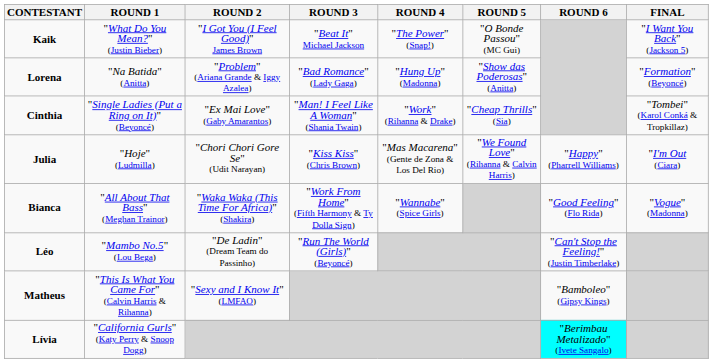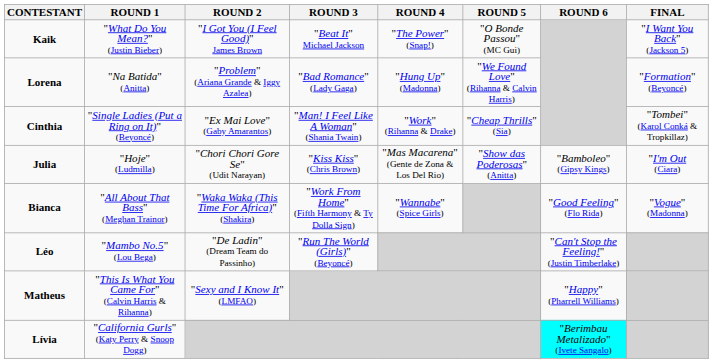(502, 76) "Show das Poderosas" (Anitta) -> (502, 81) "We Found Love" (Rihanna & Calvin Harris)
(502, 158) "We Found Love" (Rihanna & Calvin Harris) -> (502, 163) "Show das Poderosas" (Anitta)
(583, 158) "Happy" (Pharrell Williams) -> (583, 163) "Bamboleo" (Gipsy Kings)
(583, 294) "Bamboleo" (Gipsy Kings) -> (583, 294) "Happy" (Pharrell Williams)
